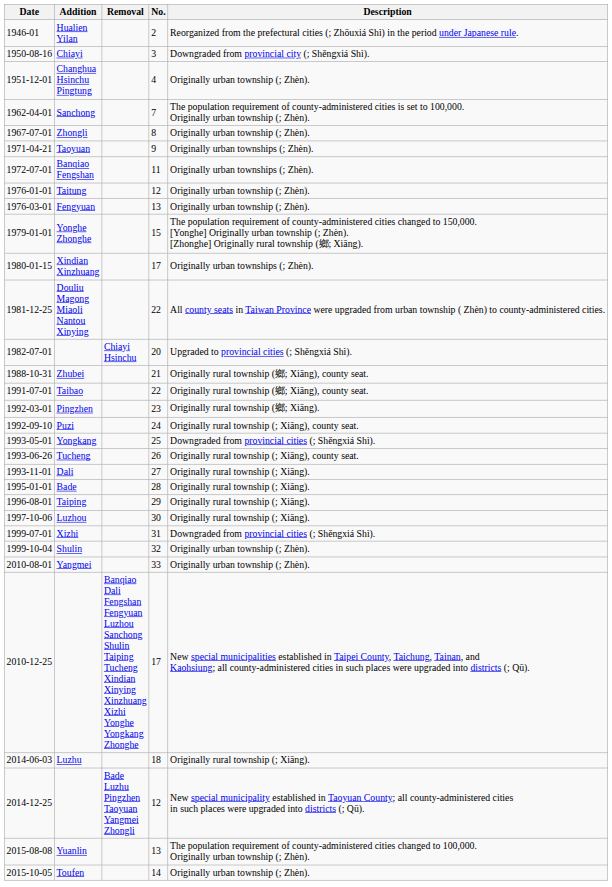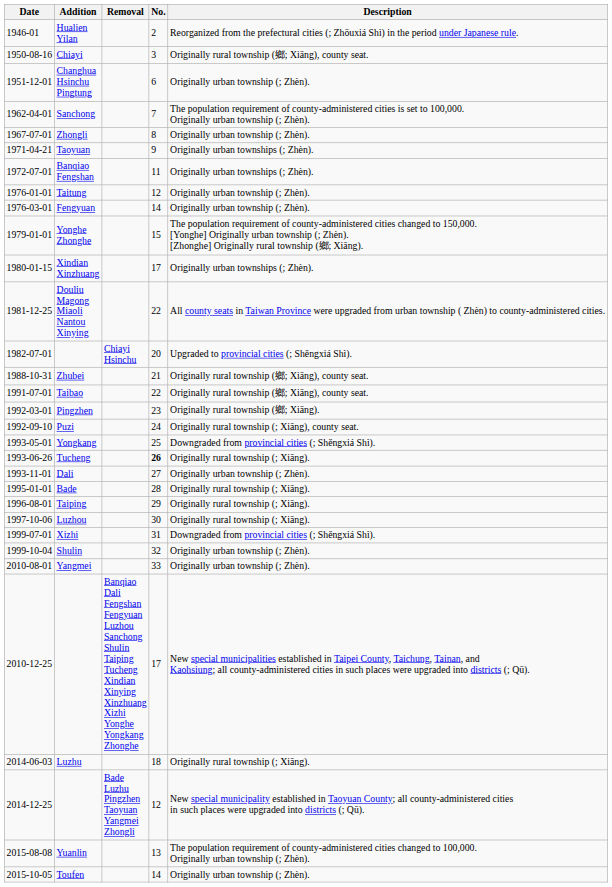(270, 54) Downgraded from provincial city (; Shěngxiá Shì). -> (269, 54) Originally rural township (鄉; Xiāng), county seat.
(154, 80) 4 -> (154, 82) 6
(156, 206) 13 -> (156, 208) 14
(156, 456) normal -> (156, 458) bold
(264, 456) Originally rural township (; Xiāng), county seat. -> (240, 458) Originally rural township (; Xiāng).
(240, 471) Originally rural township (; Xiāng). -> (240, 473) Originally urban township (; Zhèn).
